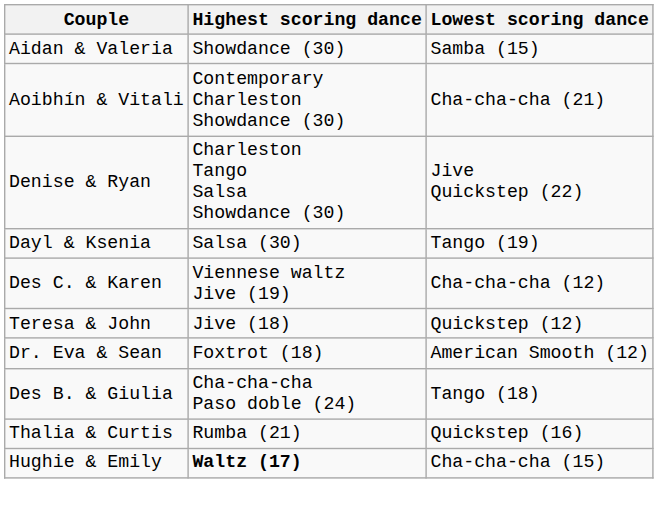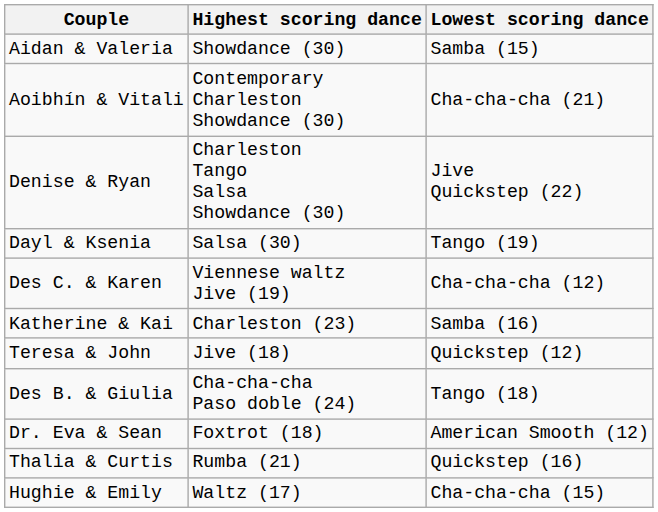+ row: (91, 324)
rows swapped: (91, 393) <-> (85, 353)
(247, 463) bold -> (247, 493) normal
